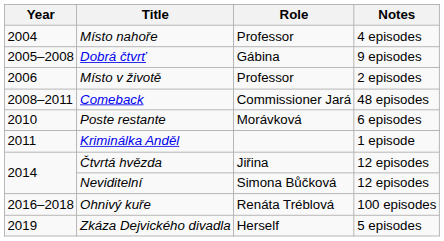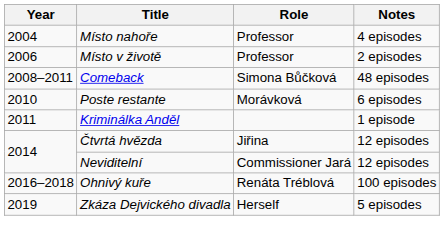- row: (113, 57)
(294, 99) Commissioner Jará -> (287, 78) Simona Bůčková
(287, 183) Simona Bůčková -> (294, 162) Commissioner Jará
